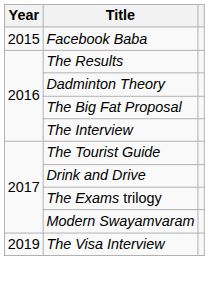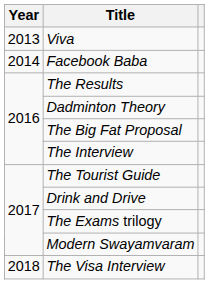+ row: (60, 38)
(24, 38) 2015 -> (24, 61) 2014
(24, 244) 2019 -> (24, 267) 2018
